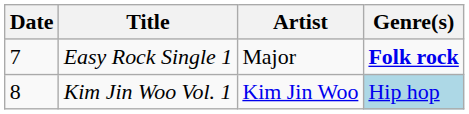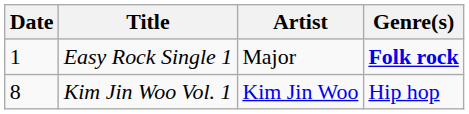(15, 56) 7 -> (15, 56) 1
(404, 91) lightblue background -> (404, 91) no background
